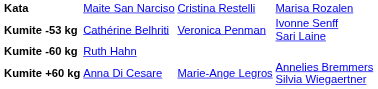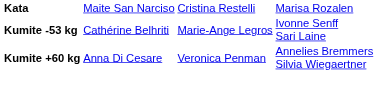(222, 30) Veronica Penman -> (225, 30) Marie-Ange Legros
- row: (41, 51)
(225, 73) Marie-Ange Legros -> (222, 58) Veronica Penman
